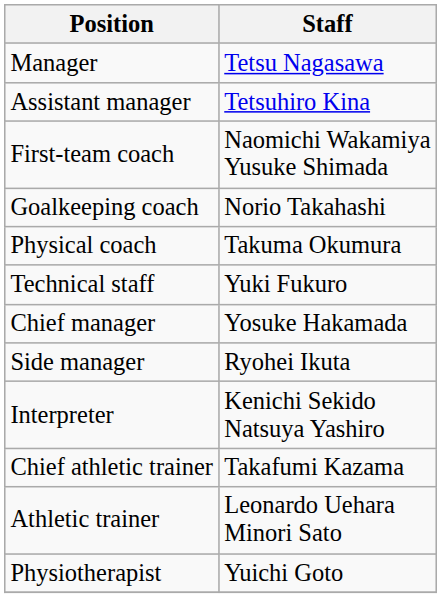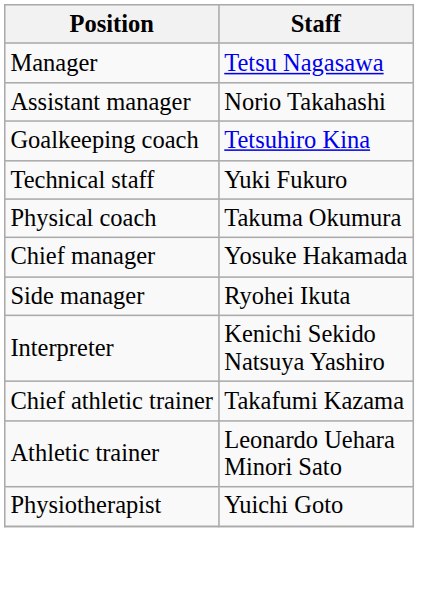(297, 101) Tetsuhiro Kina -> (305, 101) Norio Takahashi
- row: (92, 154)
(305, 206) Norio Takahashi -> (297, 140) Tetsuhiro Kina
rows swapped: (83, 245) <-> (82, 284)
